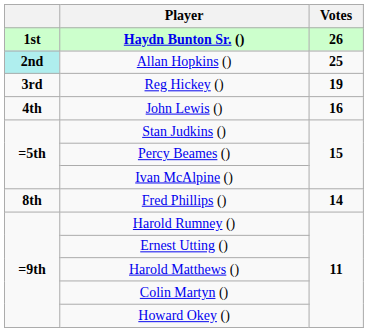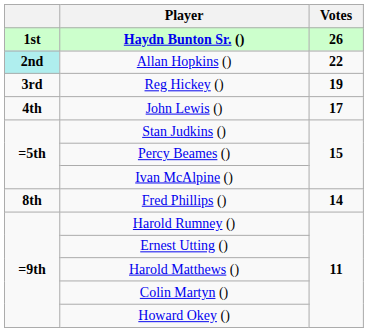(336, 62) 25 -> (336, 62) 22
(336, 108) 16 -> (336, 108) 17
